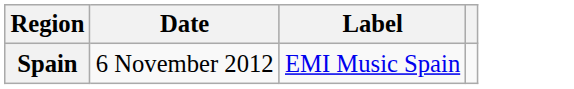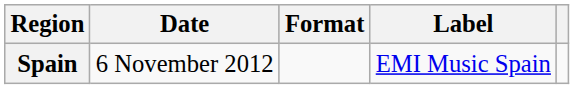+ column: (325, 24)
